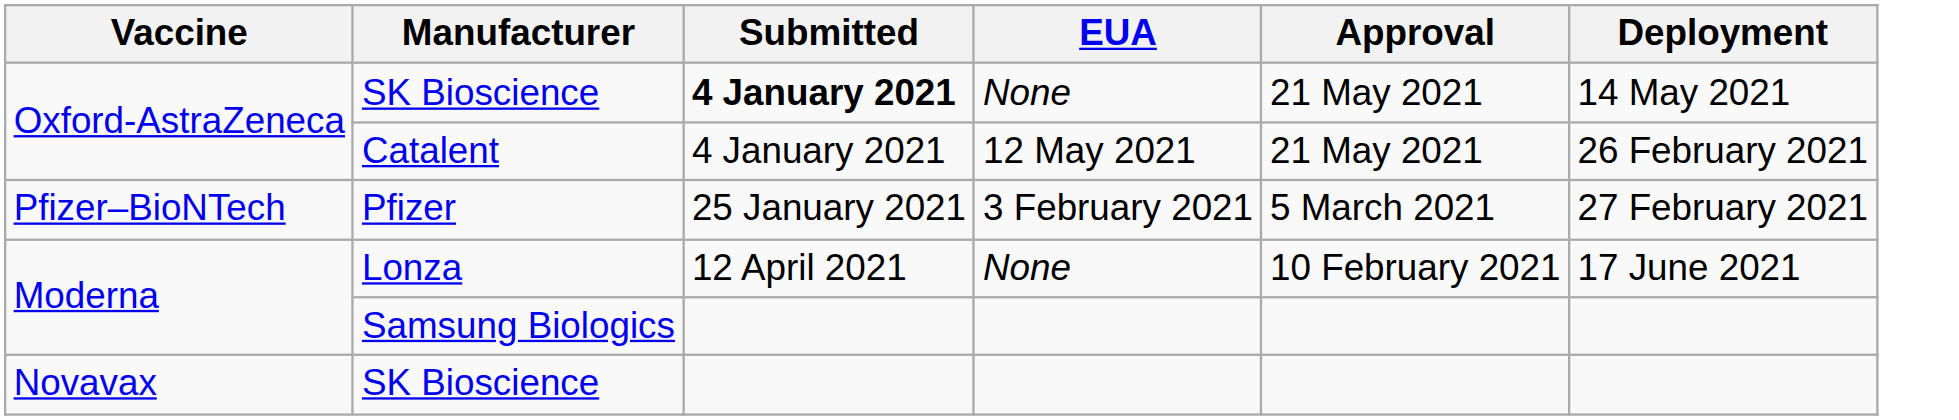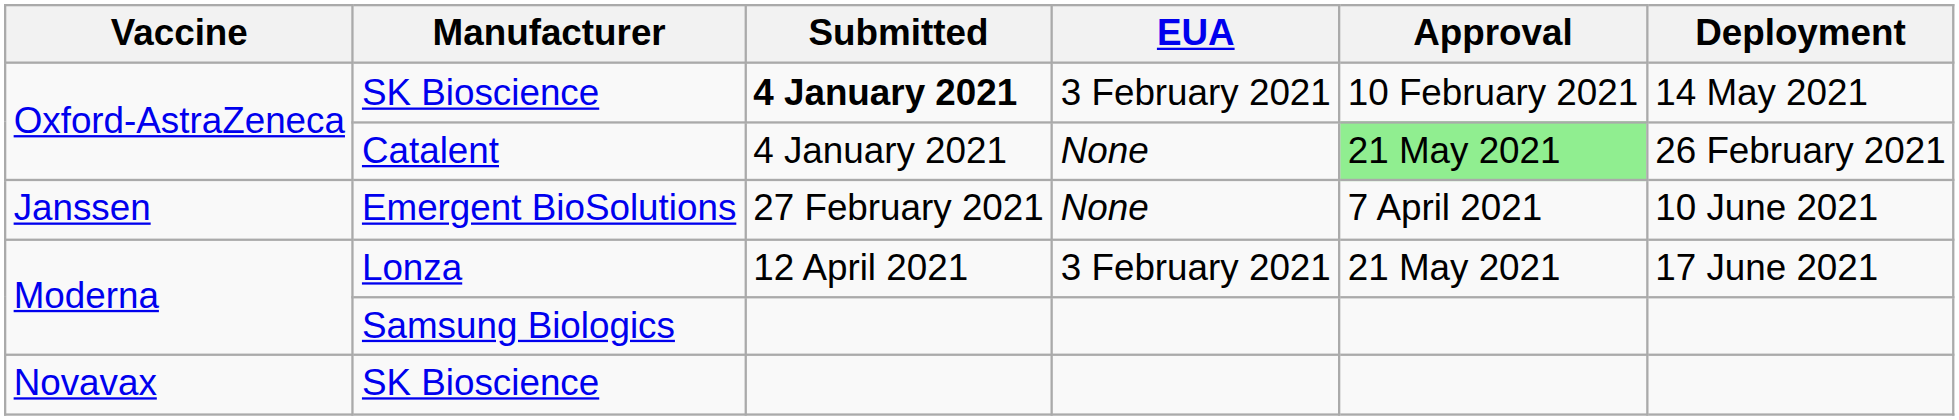(1027, 92) None -> (1196, 92) 3 February 2021
(1376, 92) 21 May 2021 -> (1493, 92) 10 February 2021
(1089, 150) 12 May 2021 -> (1105, 150) None
(1376, 150) no background -> (1454, 150) lightgreen background
- row: (150, 208)
+ row: (82, 208)
(1027, 267) None -> (1196, 267) 3 February 2021
(1415, 267) 10 February 2021 -> (1454, 267) 21 May 2021
